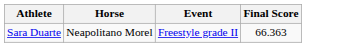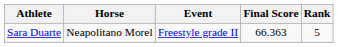+ column: (317, 14)
